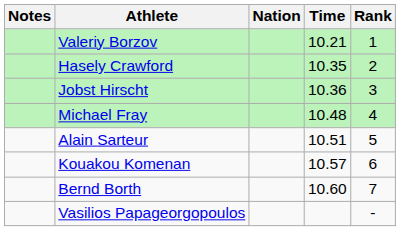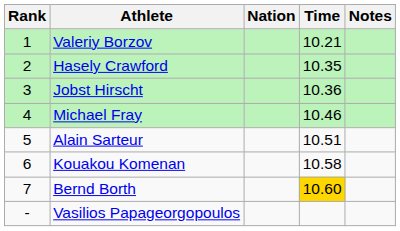columns swapped: (373, 16) <-> (30, 16)
(327, 115) 10.48 -> (322, 115) 10.46
(327, 164) 10.57 -> (322, 164) 10.58
(327, 189) no background -> (322, 189) gold background
